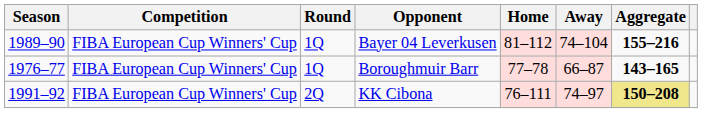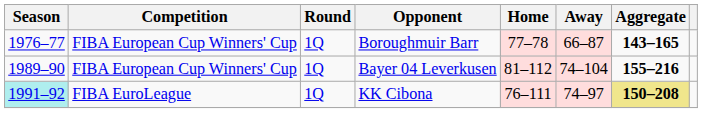rows swapped: (418, 68) <-> (428, 42)
(37, 94) no background -> (37, 94) paleturquoise background
(185, 94) FIBA European Cup Winners' Cup -> (132, 94) FIBA EuroLeague
(314, 94) 2Q -> (314, 94) 1Q
